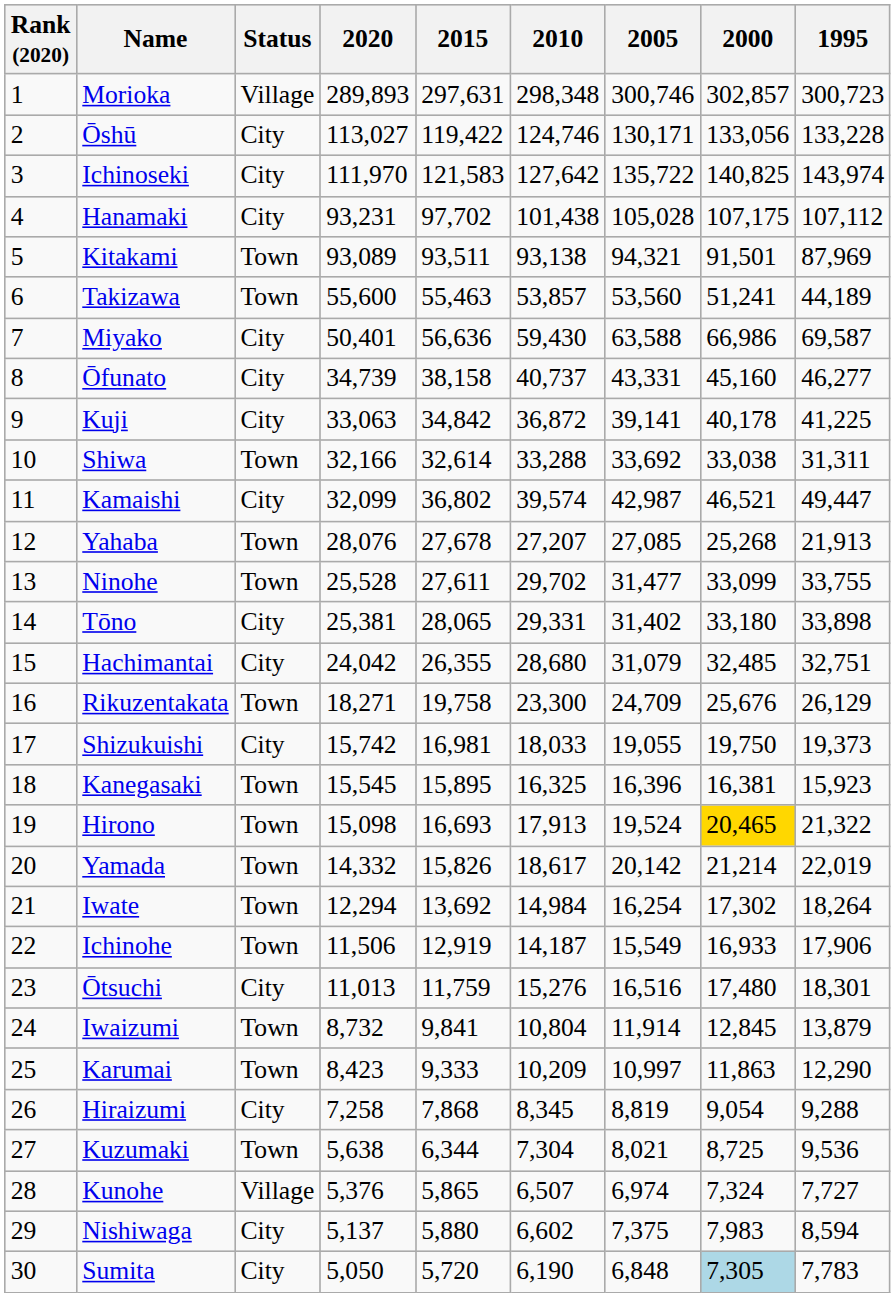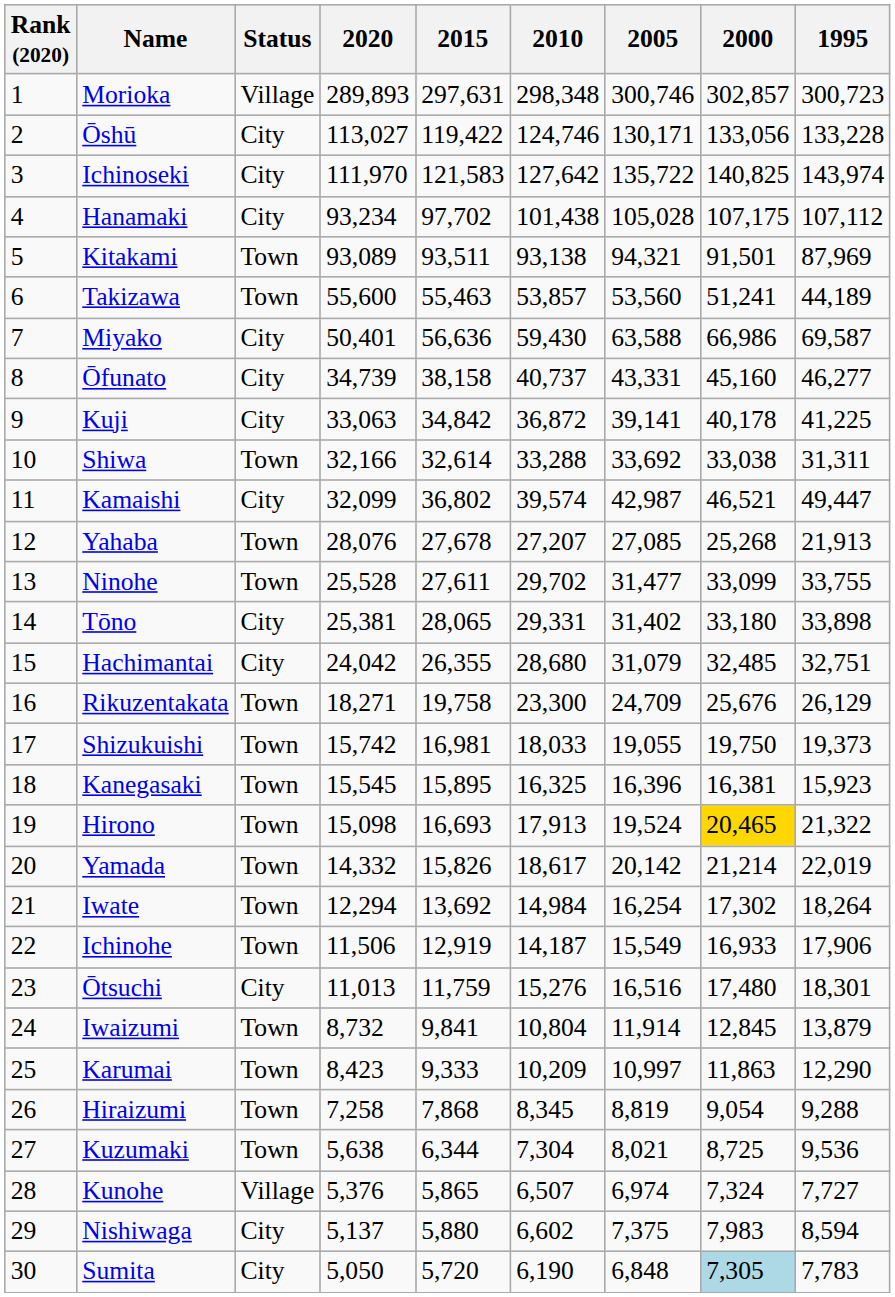(361, 216) 93,231 -> (361, 216) 93,234
(263, 743) City -> (269, 743) Town
(263, 1109) City -> (269, 1109) Town
